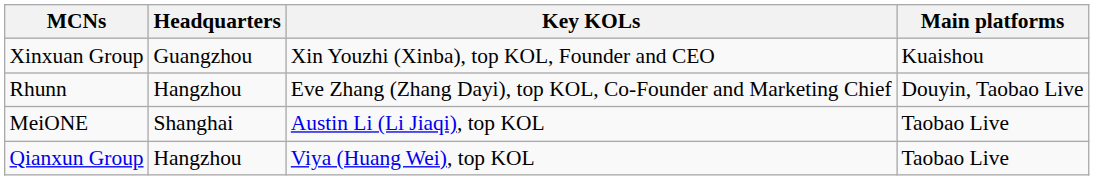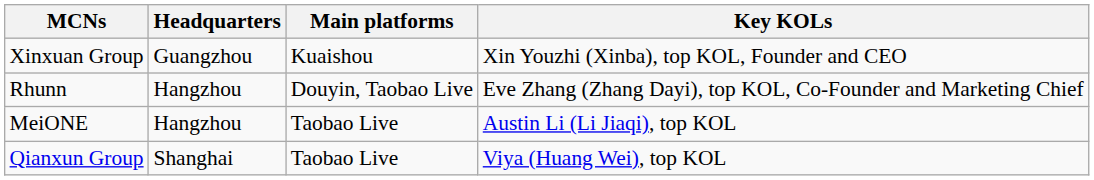columns swapped: (591, 21) <-> (993, 21)
(193, 123) Shanghai -> (198, 123) Hangzhou
(198, 157) Hangzhou -> (193, 157) Shanghai
